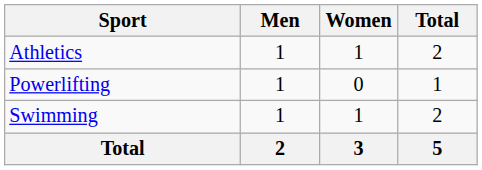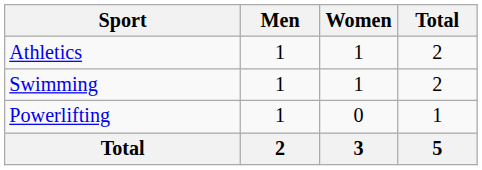rows swapped: (60, 84) <-> (54, 116)
